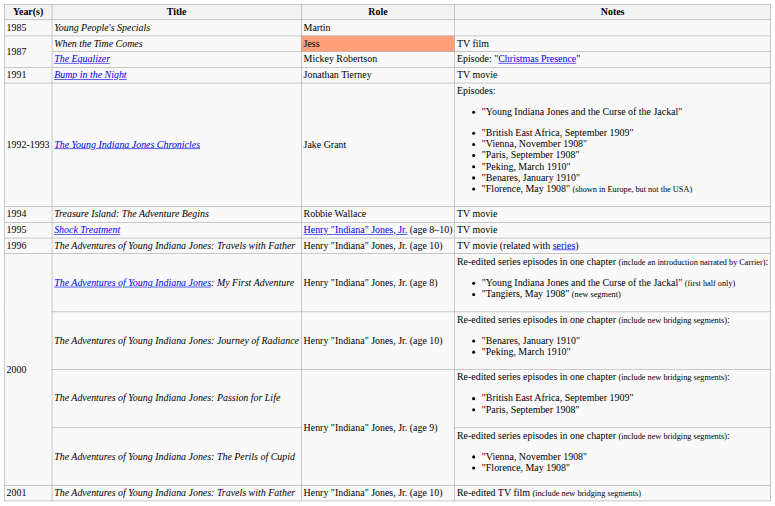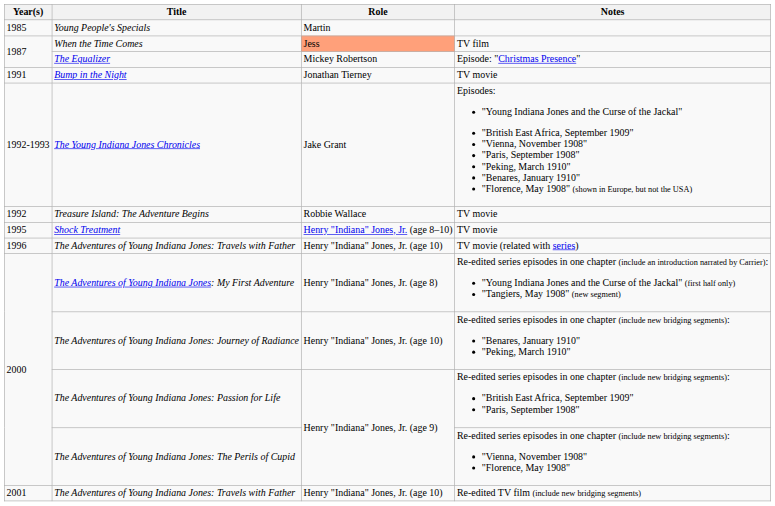(17, 214) 1994 -> (17, 214) 1992
